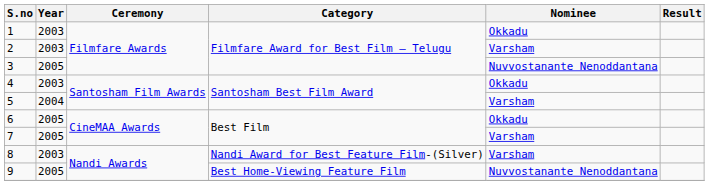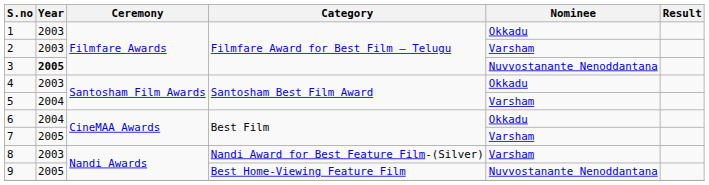(51, 66) normal -> (51, 66) bold
(51, 119) 2005 -> (51, 119) 2004
